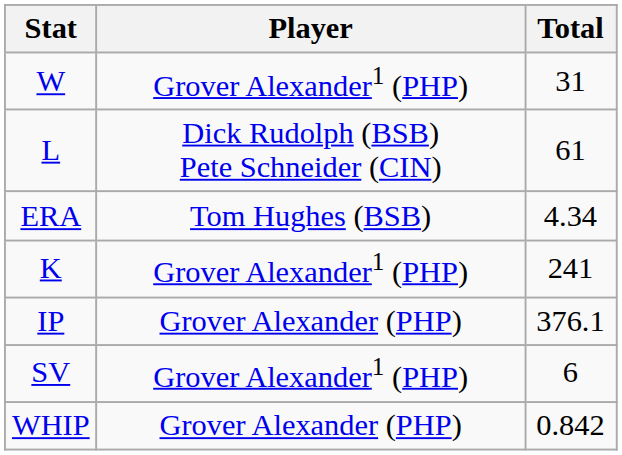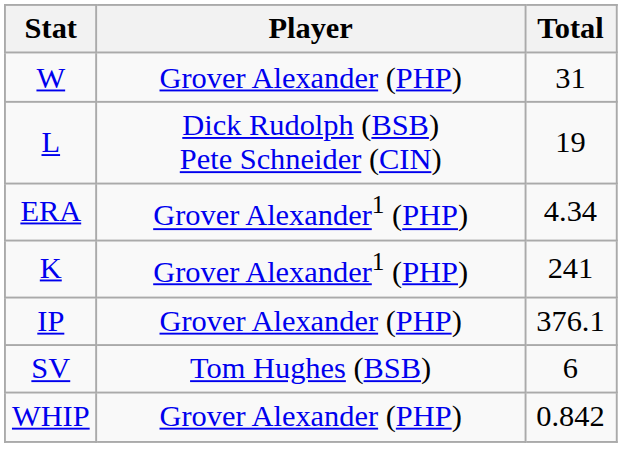(311, 80) Grover Alexander1 (PHP) -> (311, 76) Grover Alexander (PHP)
(570, 150) 61 -> (570, 142) 19
(311, 215) Tom Hughes (BSB) -> (311, 211) Grover Alexander1 (PHP)
(311, 372) Grover Alexander1 (PHP) -> (311, 368) Tom Hughes (BSB)
